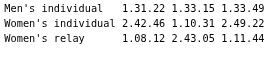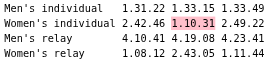(193, 23) no background -> (193, 23) pink background
+ row: (38, 38)
